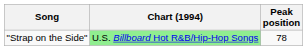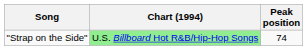(282, 38) 78 -> (282, 38) 74
